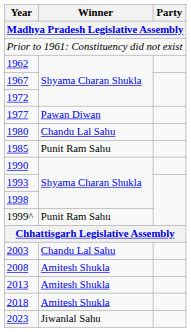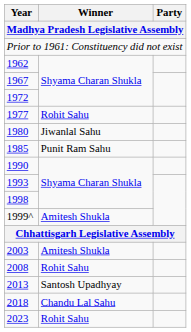(71, 115) Pawan Diwan -> (65, 115) Rohit Sahu
(78, 132) Chandu Lal Sahu -> (71, 132) Jiwanlal Sahu
(76, 217) Punit Ram Sahu -> (75, 217) Amitesh Shukla
(78, 251) Chandu Lal Sahu -> (75, 251) Amitesh Shukla
(75, 268) Amitesh Shukla -> (65, 268) Rohit Sahu
(75, 285) Amitesh Shukla -> (81, 285) Santosh Upadhyay
(75, 302) Amitesh Shukla -> (78, 302) Chandu Lal Sahu
(71, 319) Jiwanlal Sahu -> (65, 319) Rohit Sahu
